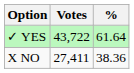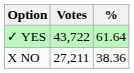(71, 57) 27,411 -> (71, 57) 27,211
